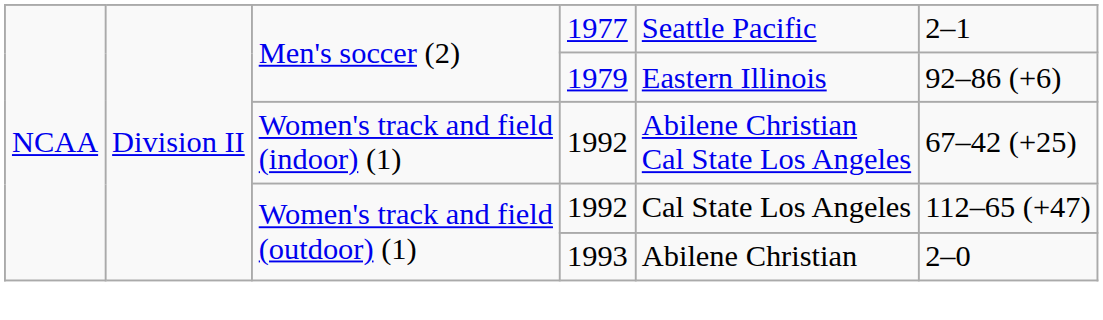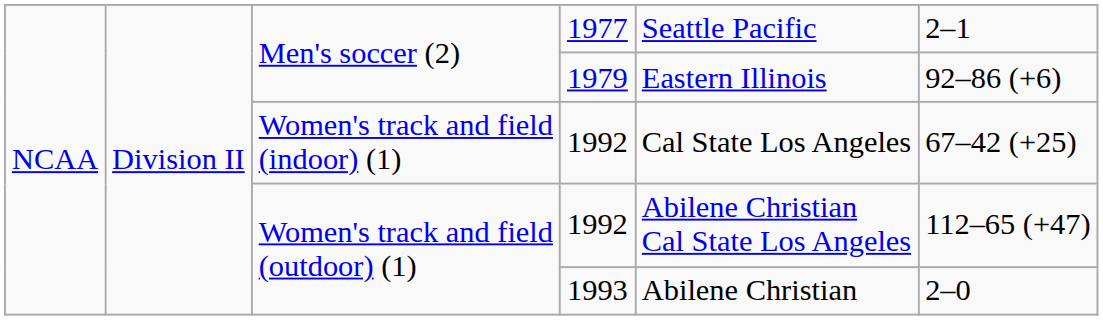(776, 142) Abilene Christian Cal State Los Angeles -> (776, 142) Cal State Los Angeles
(776, 207) Cal State Los Angeles -> (776, 224) Abilene Christian Cal State Los Angeles
